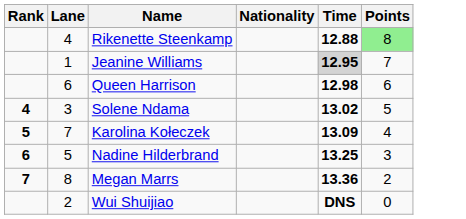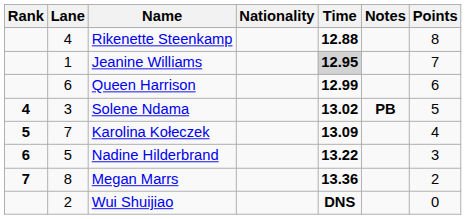+ column: (385, 16)
(387, 39) lightgreen background -> (435, 39) no background
(340, 86) 12.98 -> (340, 86) 12.99
(340, 156) 13.25 -> (340, 156) 13.22
